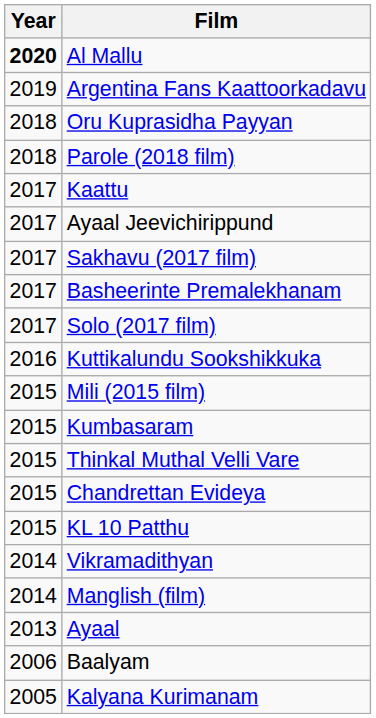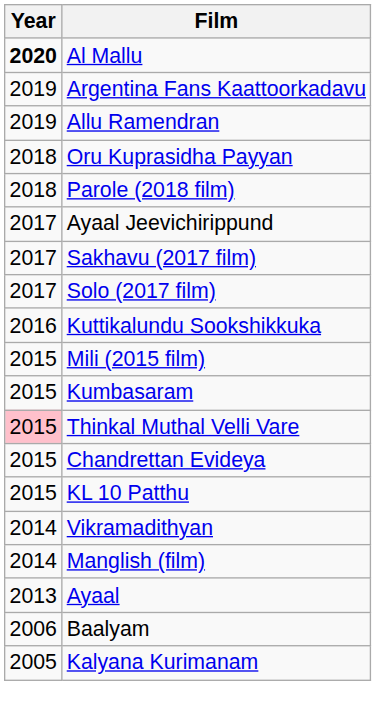+ row: (143, 122)
- row: (97, 190)
- row: (204, 291)
(33, 460) no background -> (33, 426) pink background
